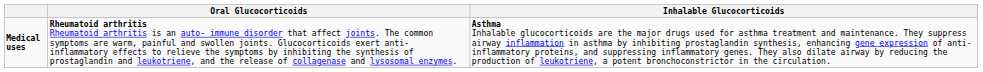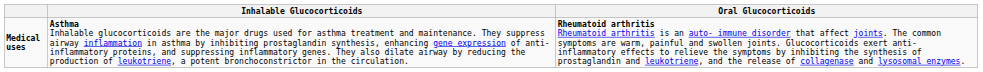columns swapped: (259, 11) <-> (724, 11)
